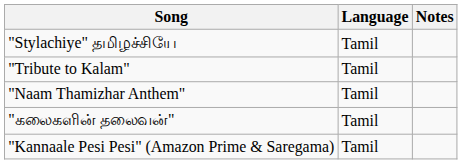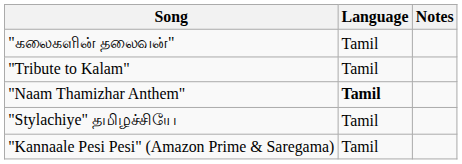rows swapped: (93, 42) <-> (91, 119)
(360, 94) normal -> (361, 94) bold
